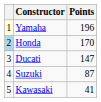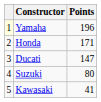(9, 43) lightblue background -> (9, 43) no background
(87, 43) 170 -> (87, 43) 171
(90, 74) 87 -> (90, 74) 80
